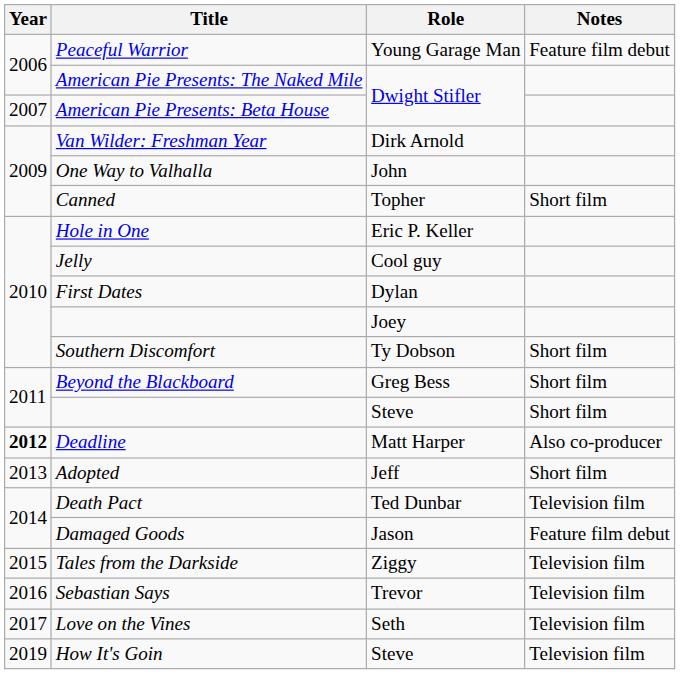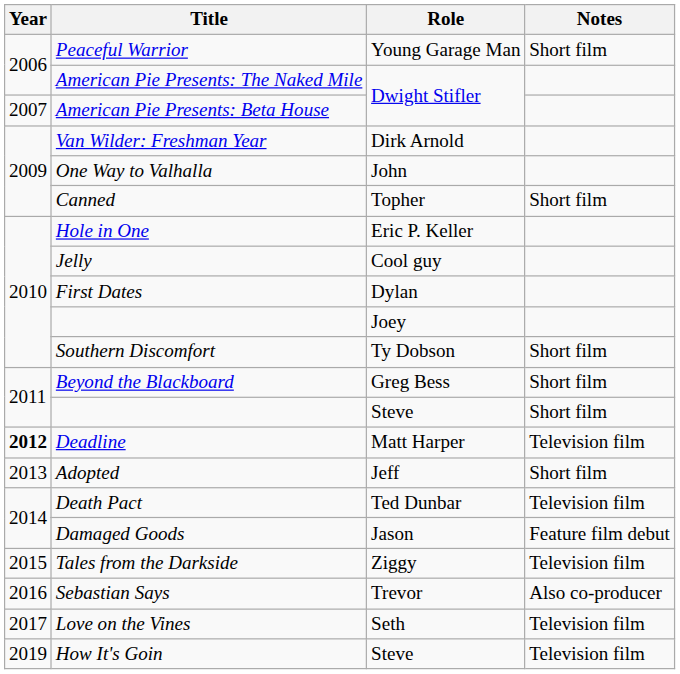(600, 49) Feature film debut -> (568, 49) Short film
(596, 442) Also co-producer -> (587, 442) Television film
(587, 593) Television film -> (596, 593) Also co-producer
